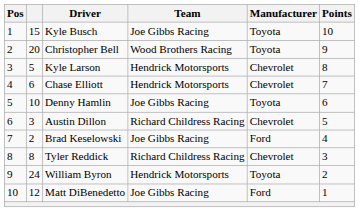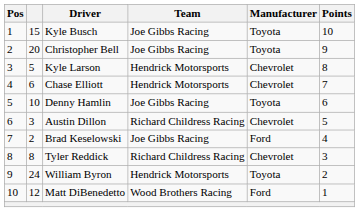(181, 48) Wood Brothers Racing -> (169, 48) Joe Gibbs Racing
(169, 192) Joe Gibbs Racing -> (181, 192) Wood Brothers Racing
